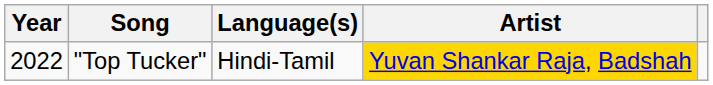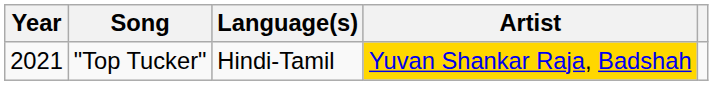(37, 60) 2022 -> (37, 60) 2021
